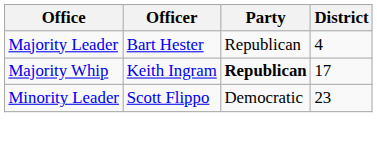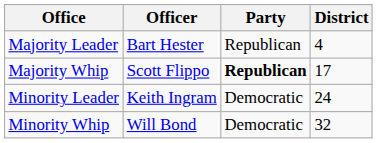(172, 71) Keith Ingram -> (168, 71) Scott Flippo
(168, 97) Scott Flippo -> (172, 97) Keith Ingram
(323, 97) 23 -> (323, 97) 24
+ row: (59, 124)
